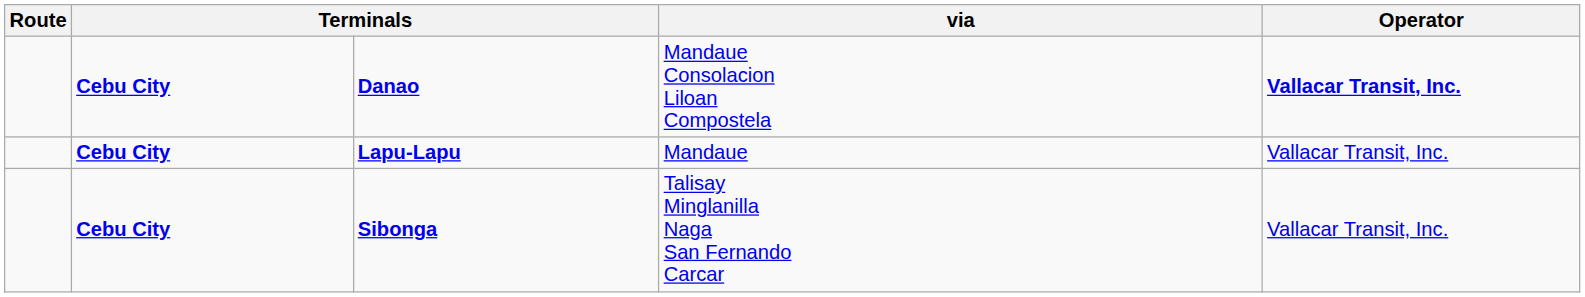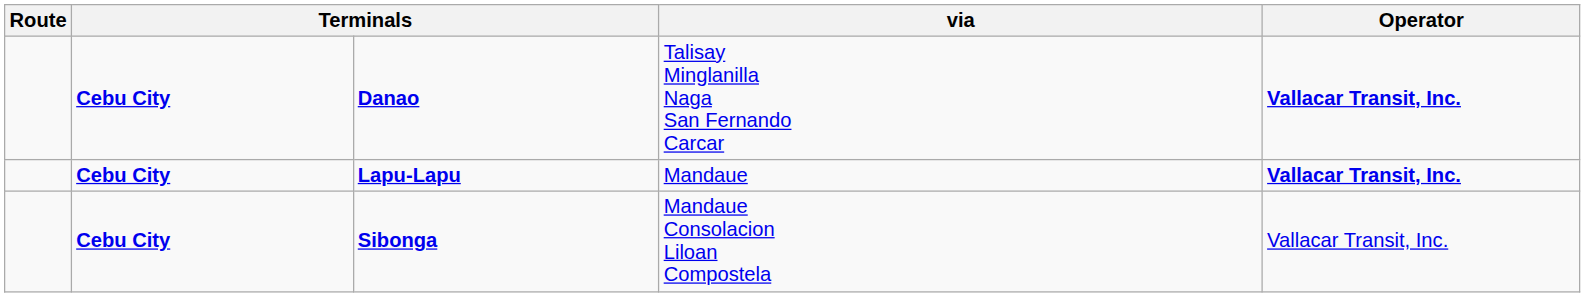(719, 86) Mandaue Consolacion Liloan Compostela -> (728, 97) Talisay Minglanilla Naga San Fernando Carcar
(1358, 152) normal -> (1364, 175) bold
(728, 229) Talisay Minglanilla Naga San Fernando Carcar -> (719, 241) Mandaue Consolacion Liloan Compostela
